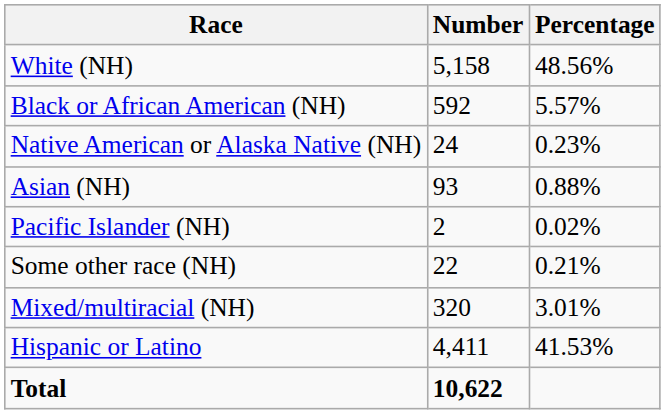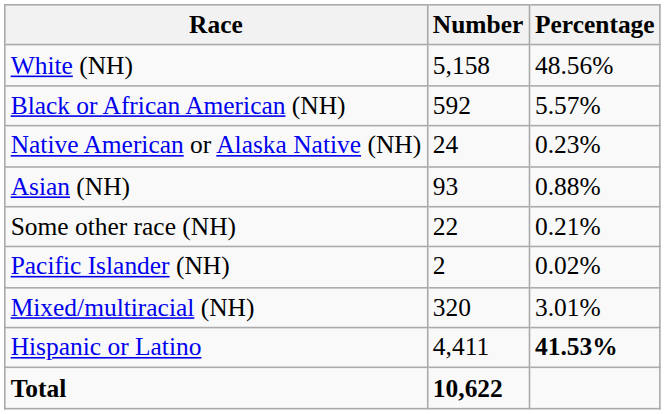rows swapped: (120, 226) <-> (123, 266)
(574, 347) normal -> (576, 347) bold
